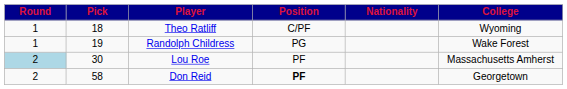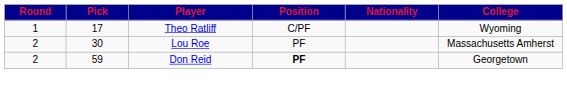(97, 28) 18 -> (97, 28) 17
- row: (190, 44)
(35, 60) lightblue background -> (35, 44) no background
(97, 76) 58 -> (97, 60) 59
